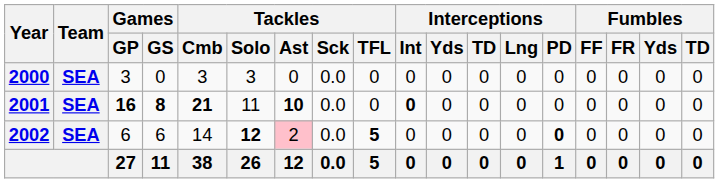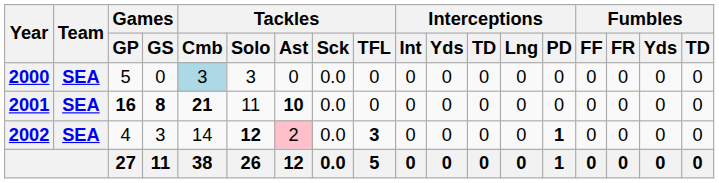(126, 76) 3 -> (126, 76) 5
(202, 76) no background -> (202, 76) lightblue background
(411, 105) bold -> (411, 105) normal
(126, 134) 6 -> (126, 134) 4
(160, 134) 6 -> (160, 134) 3
(374, 134) 5 -> (374, 134) 3
(559, 134) 0 -> (559, 134) 1
